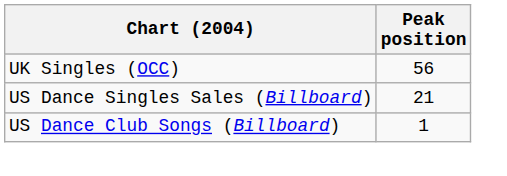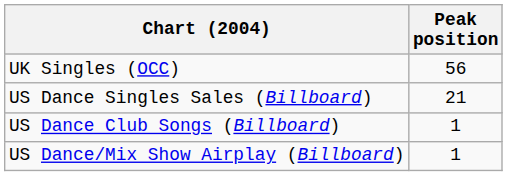+ row: (207, 156)
